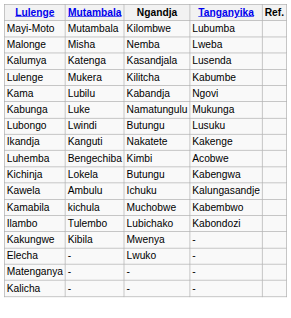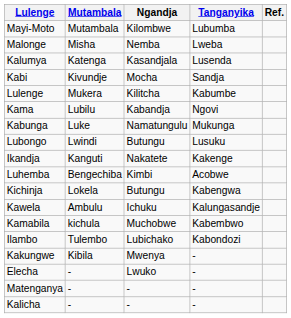+ row: (17, 77)
